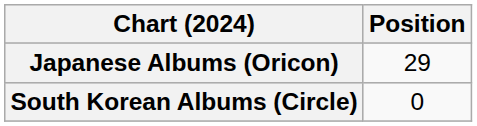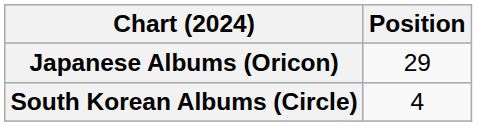(417, 101) 0 -> (417, 101) 4
